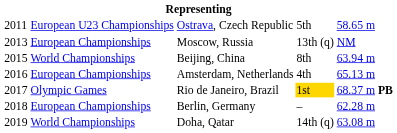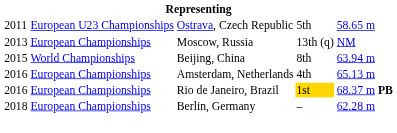(16, 90) 2017 -> (16, 90) 2016
(69, 90) Olympic Games -> (91, 90) European Championships
- row: (205, 122)
